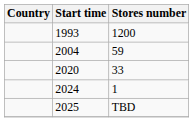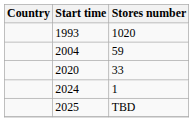(124, 32) 1200 -> (124, 32) 1020
